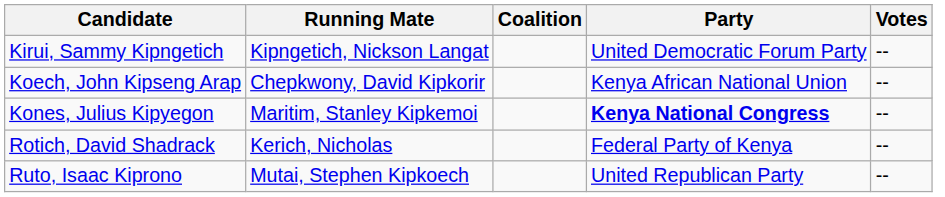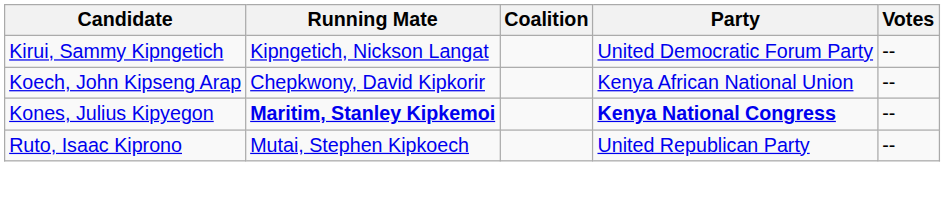(364, 113) normal -> (373, 113) bold
- row: (112, 144)
